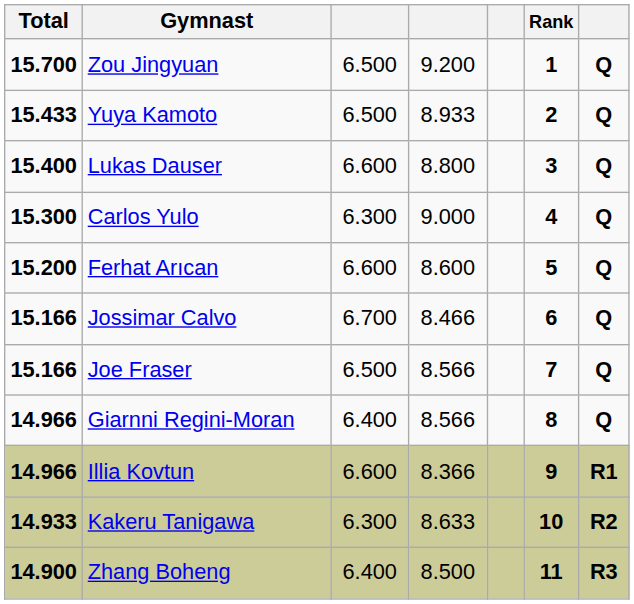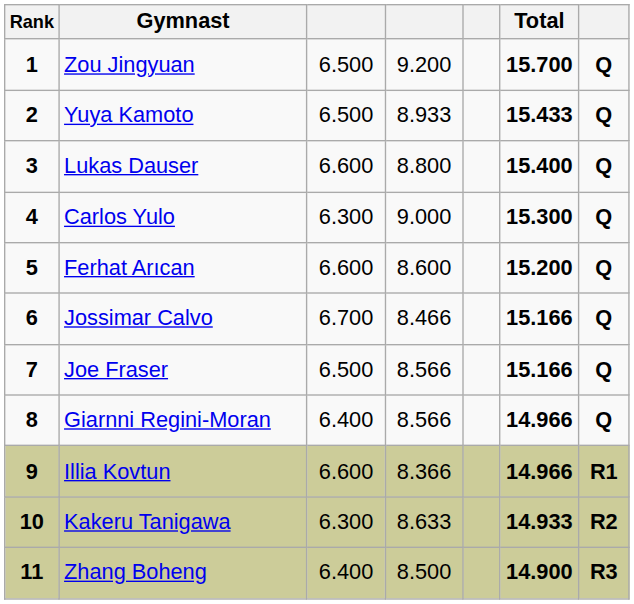columns swapped: (551, 23) <-> (44, 21)
